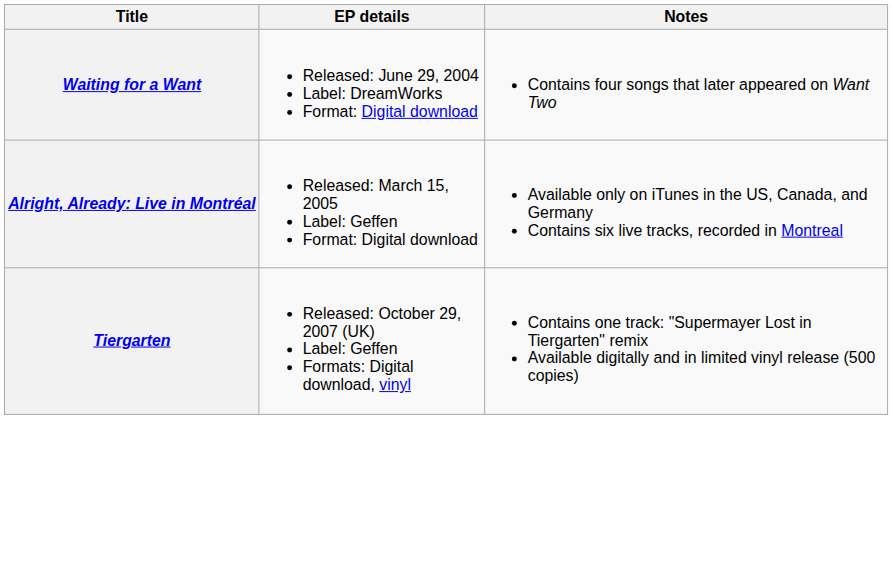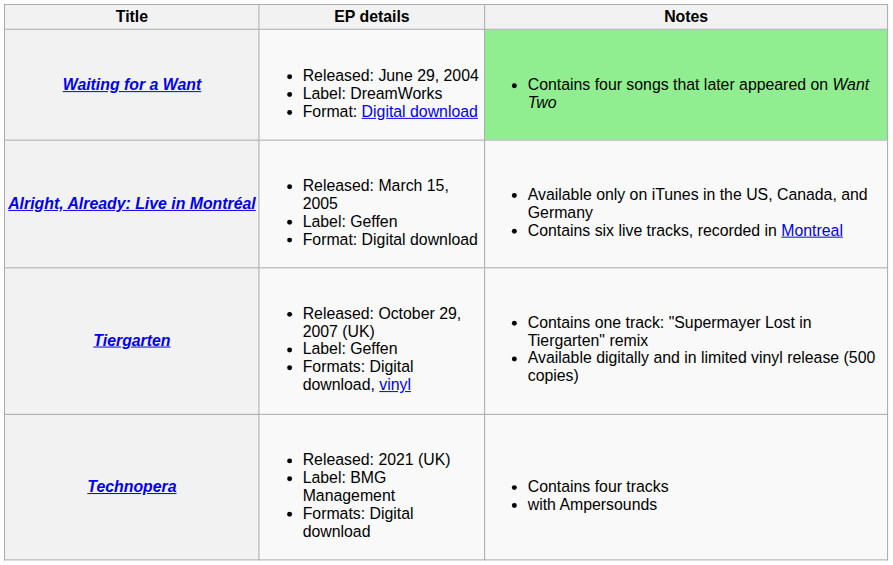(686, 94) no background -> (686, 94) lightgreen background
+ row: (132, 486)
